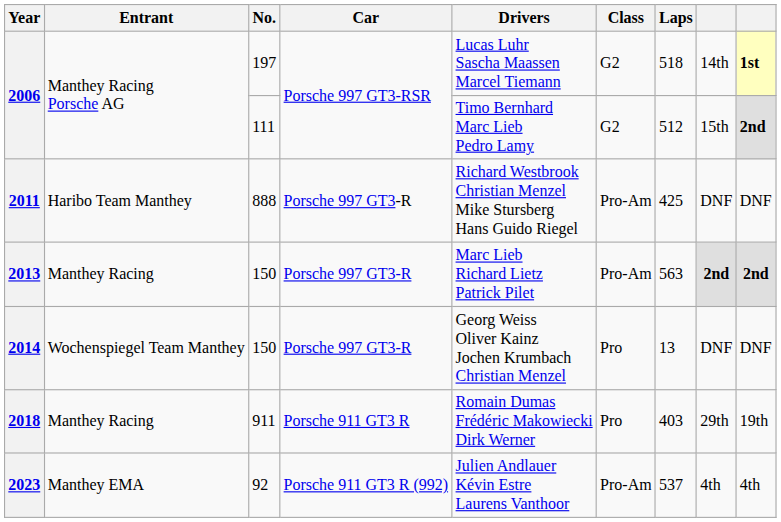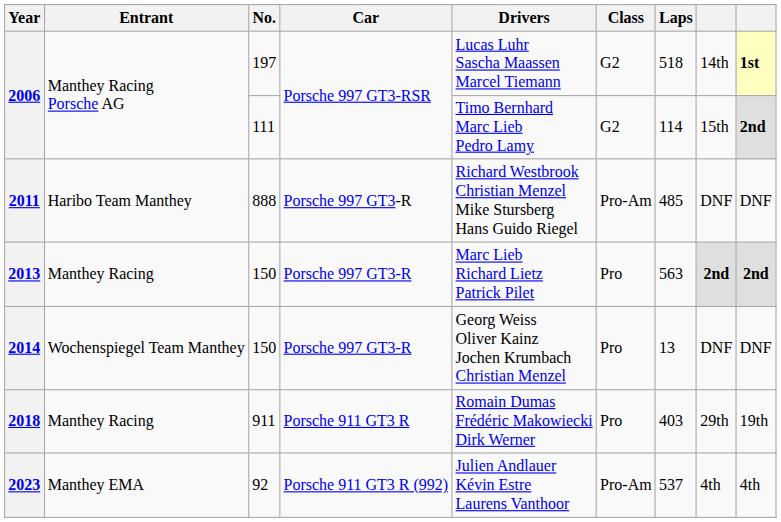(671, 127) 512 -> (671, 127) 114
(671, 200) 425 -> (671, 200) 485
(626, 274) Pro-Am -> (611, 274) Pro
